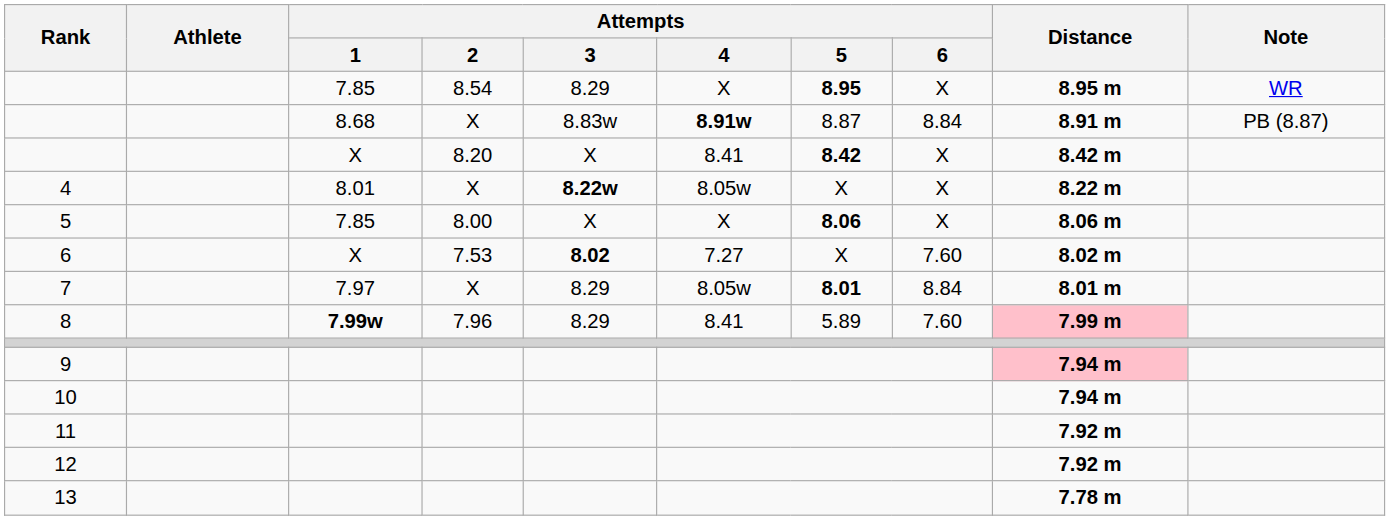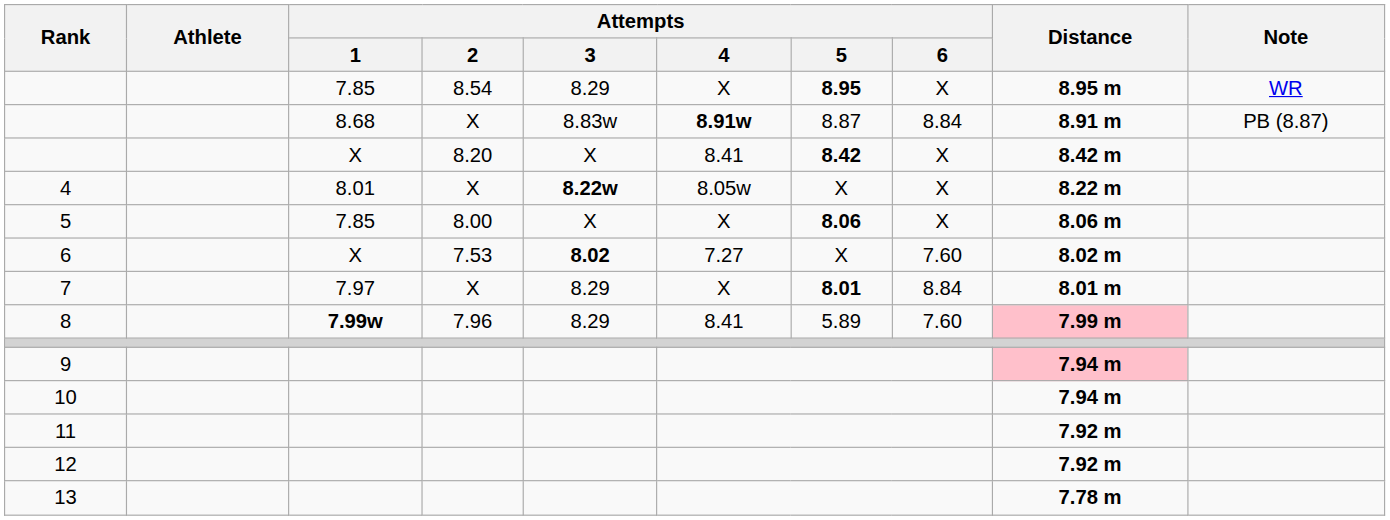(724, 287) 8.05w -> (724, 287) X
